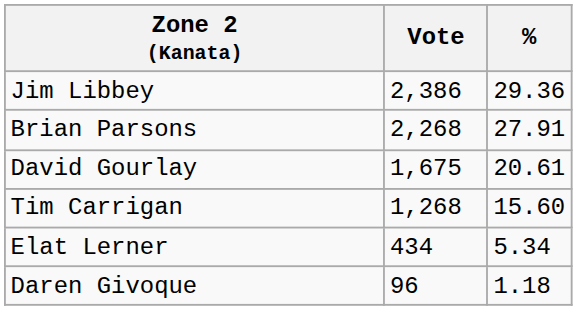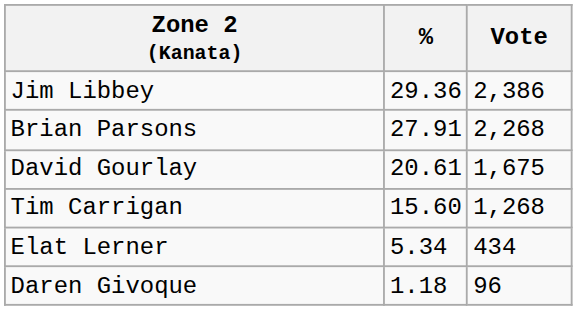columns swapped: (436, 38) <-> (529, 38)
